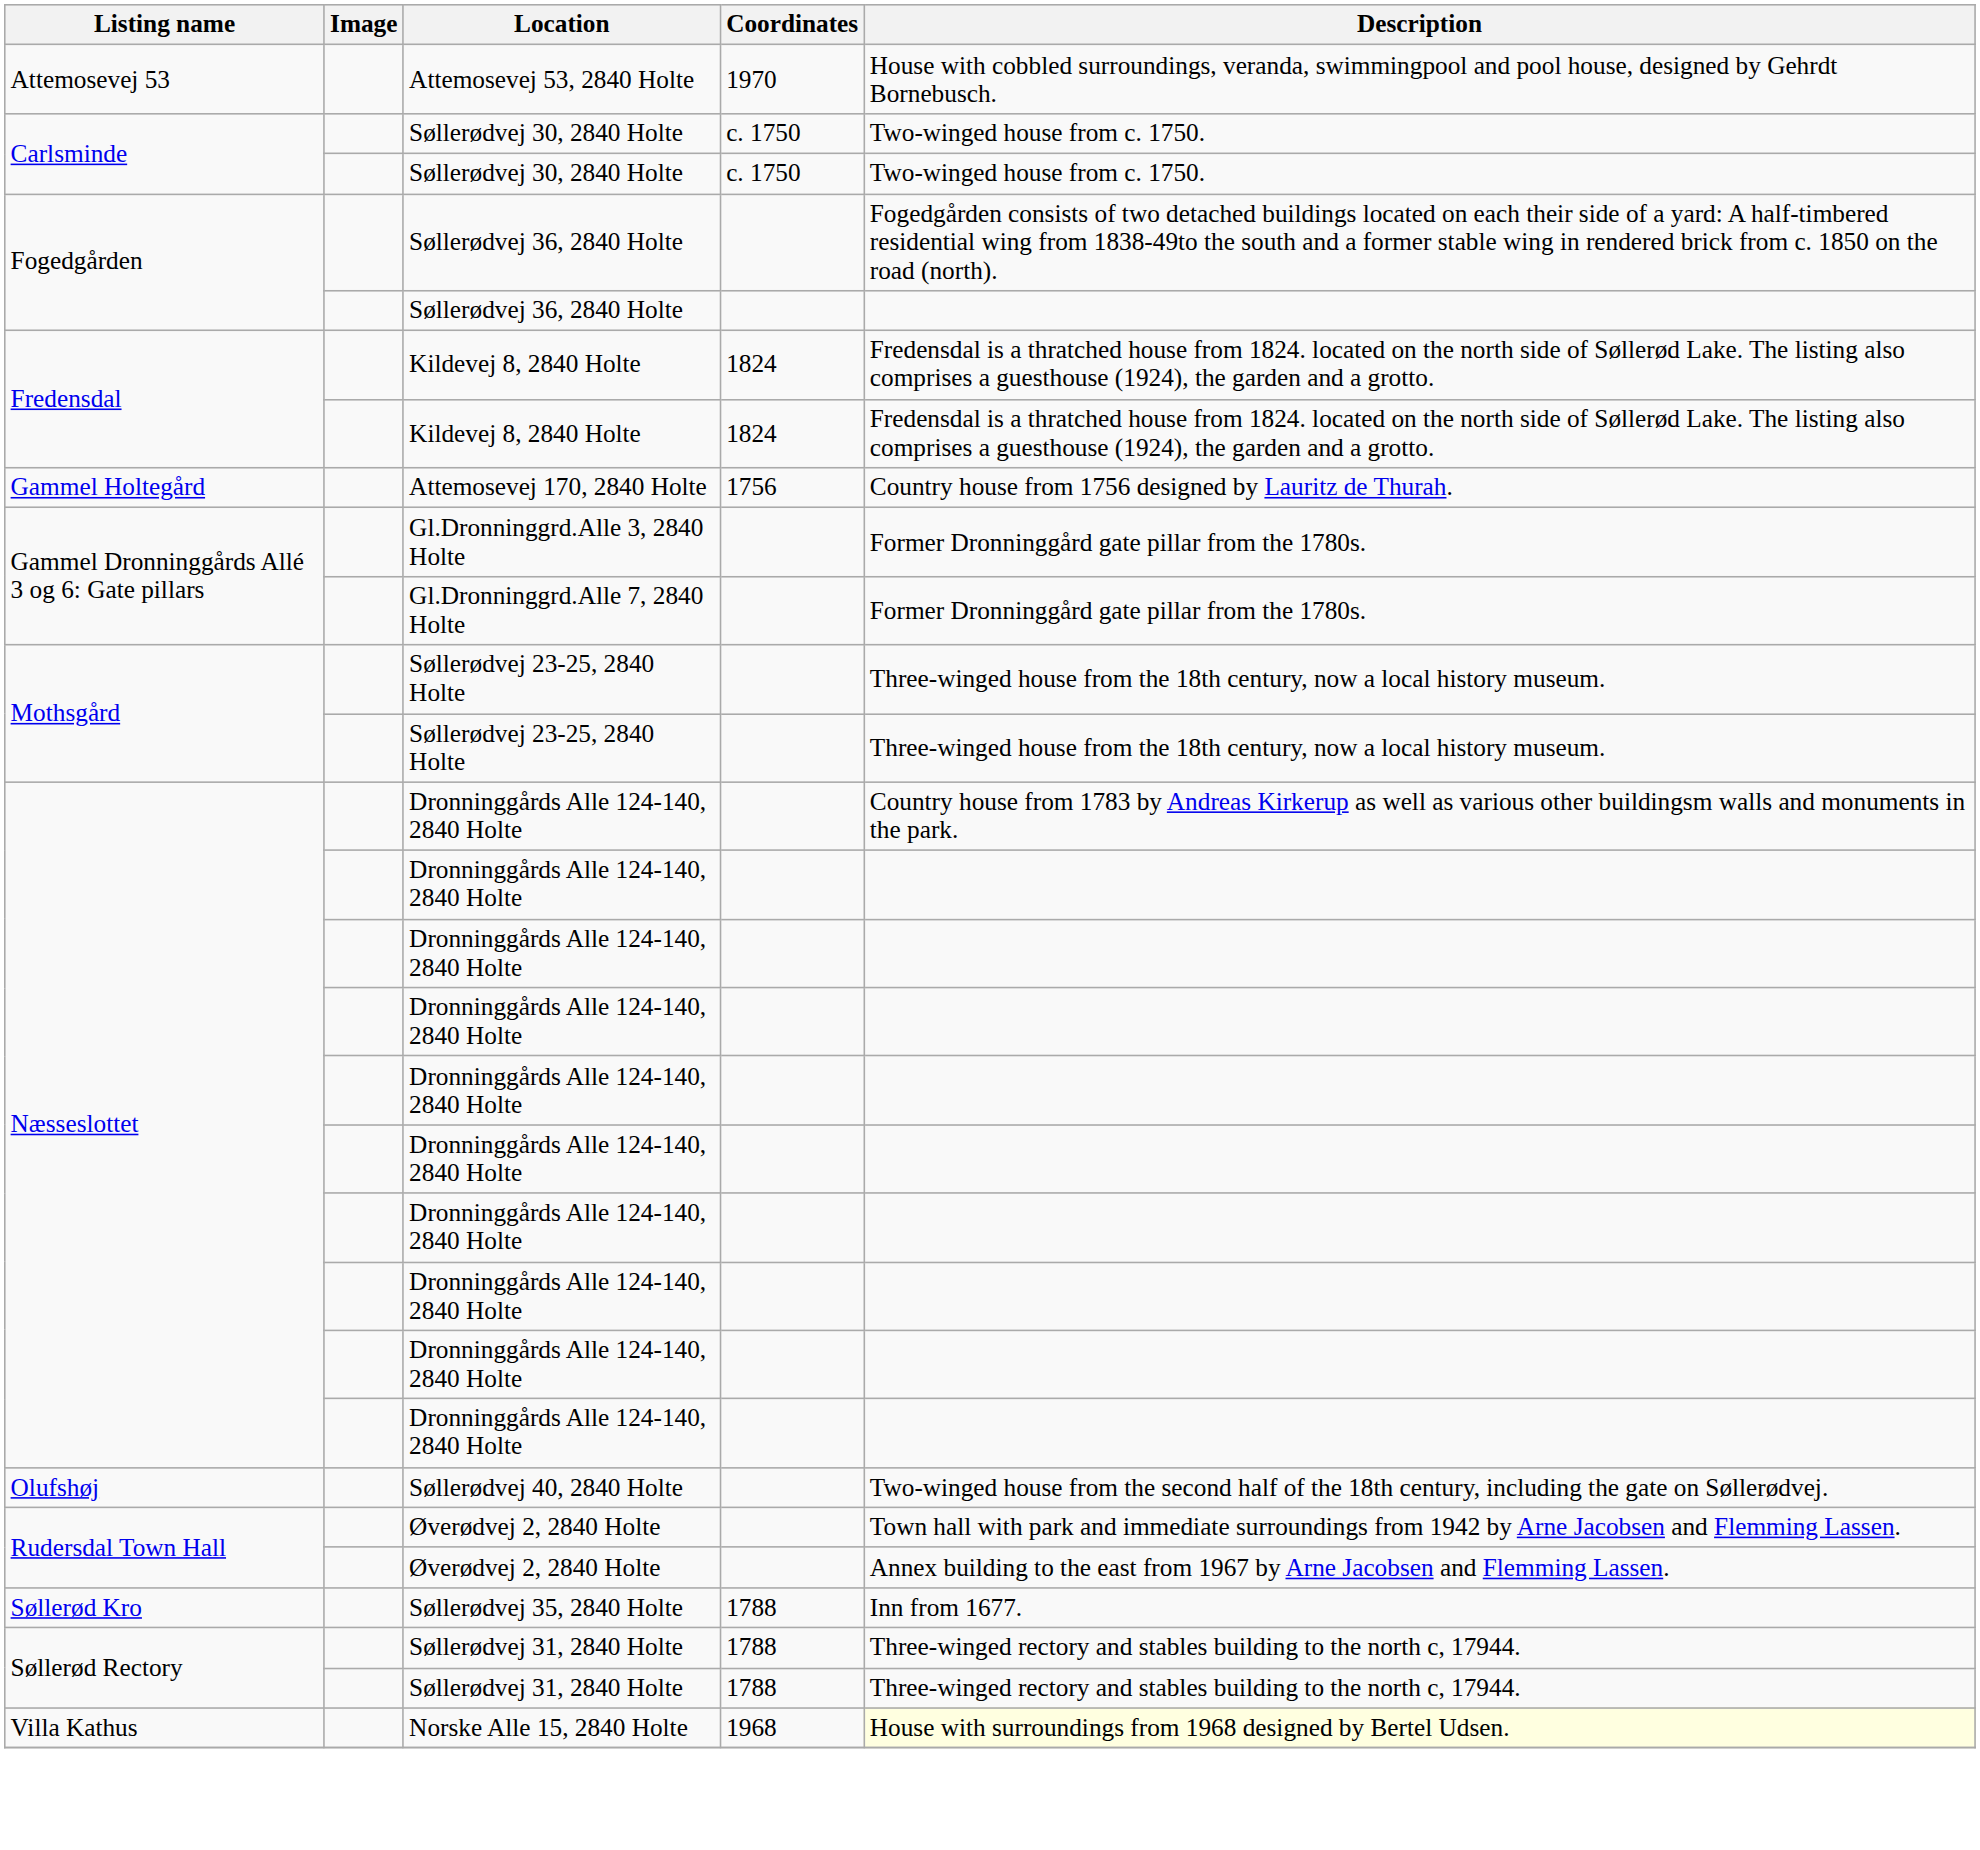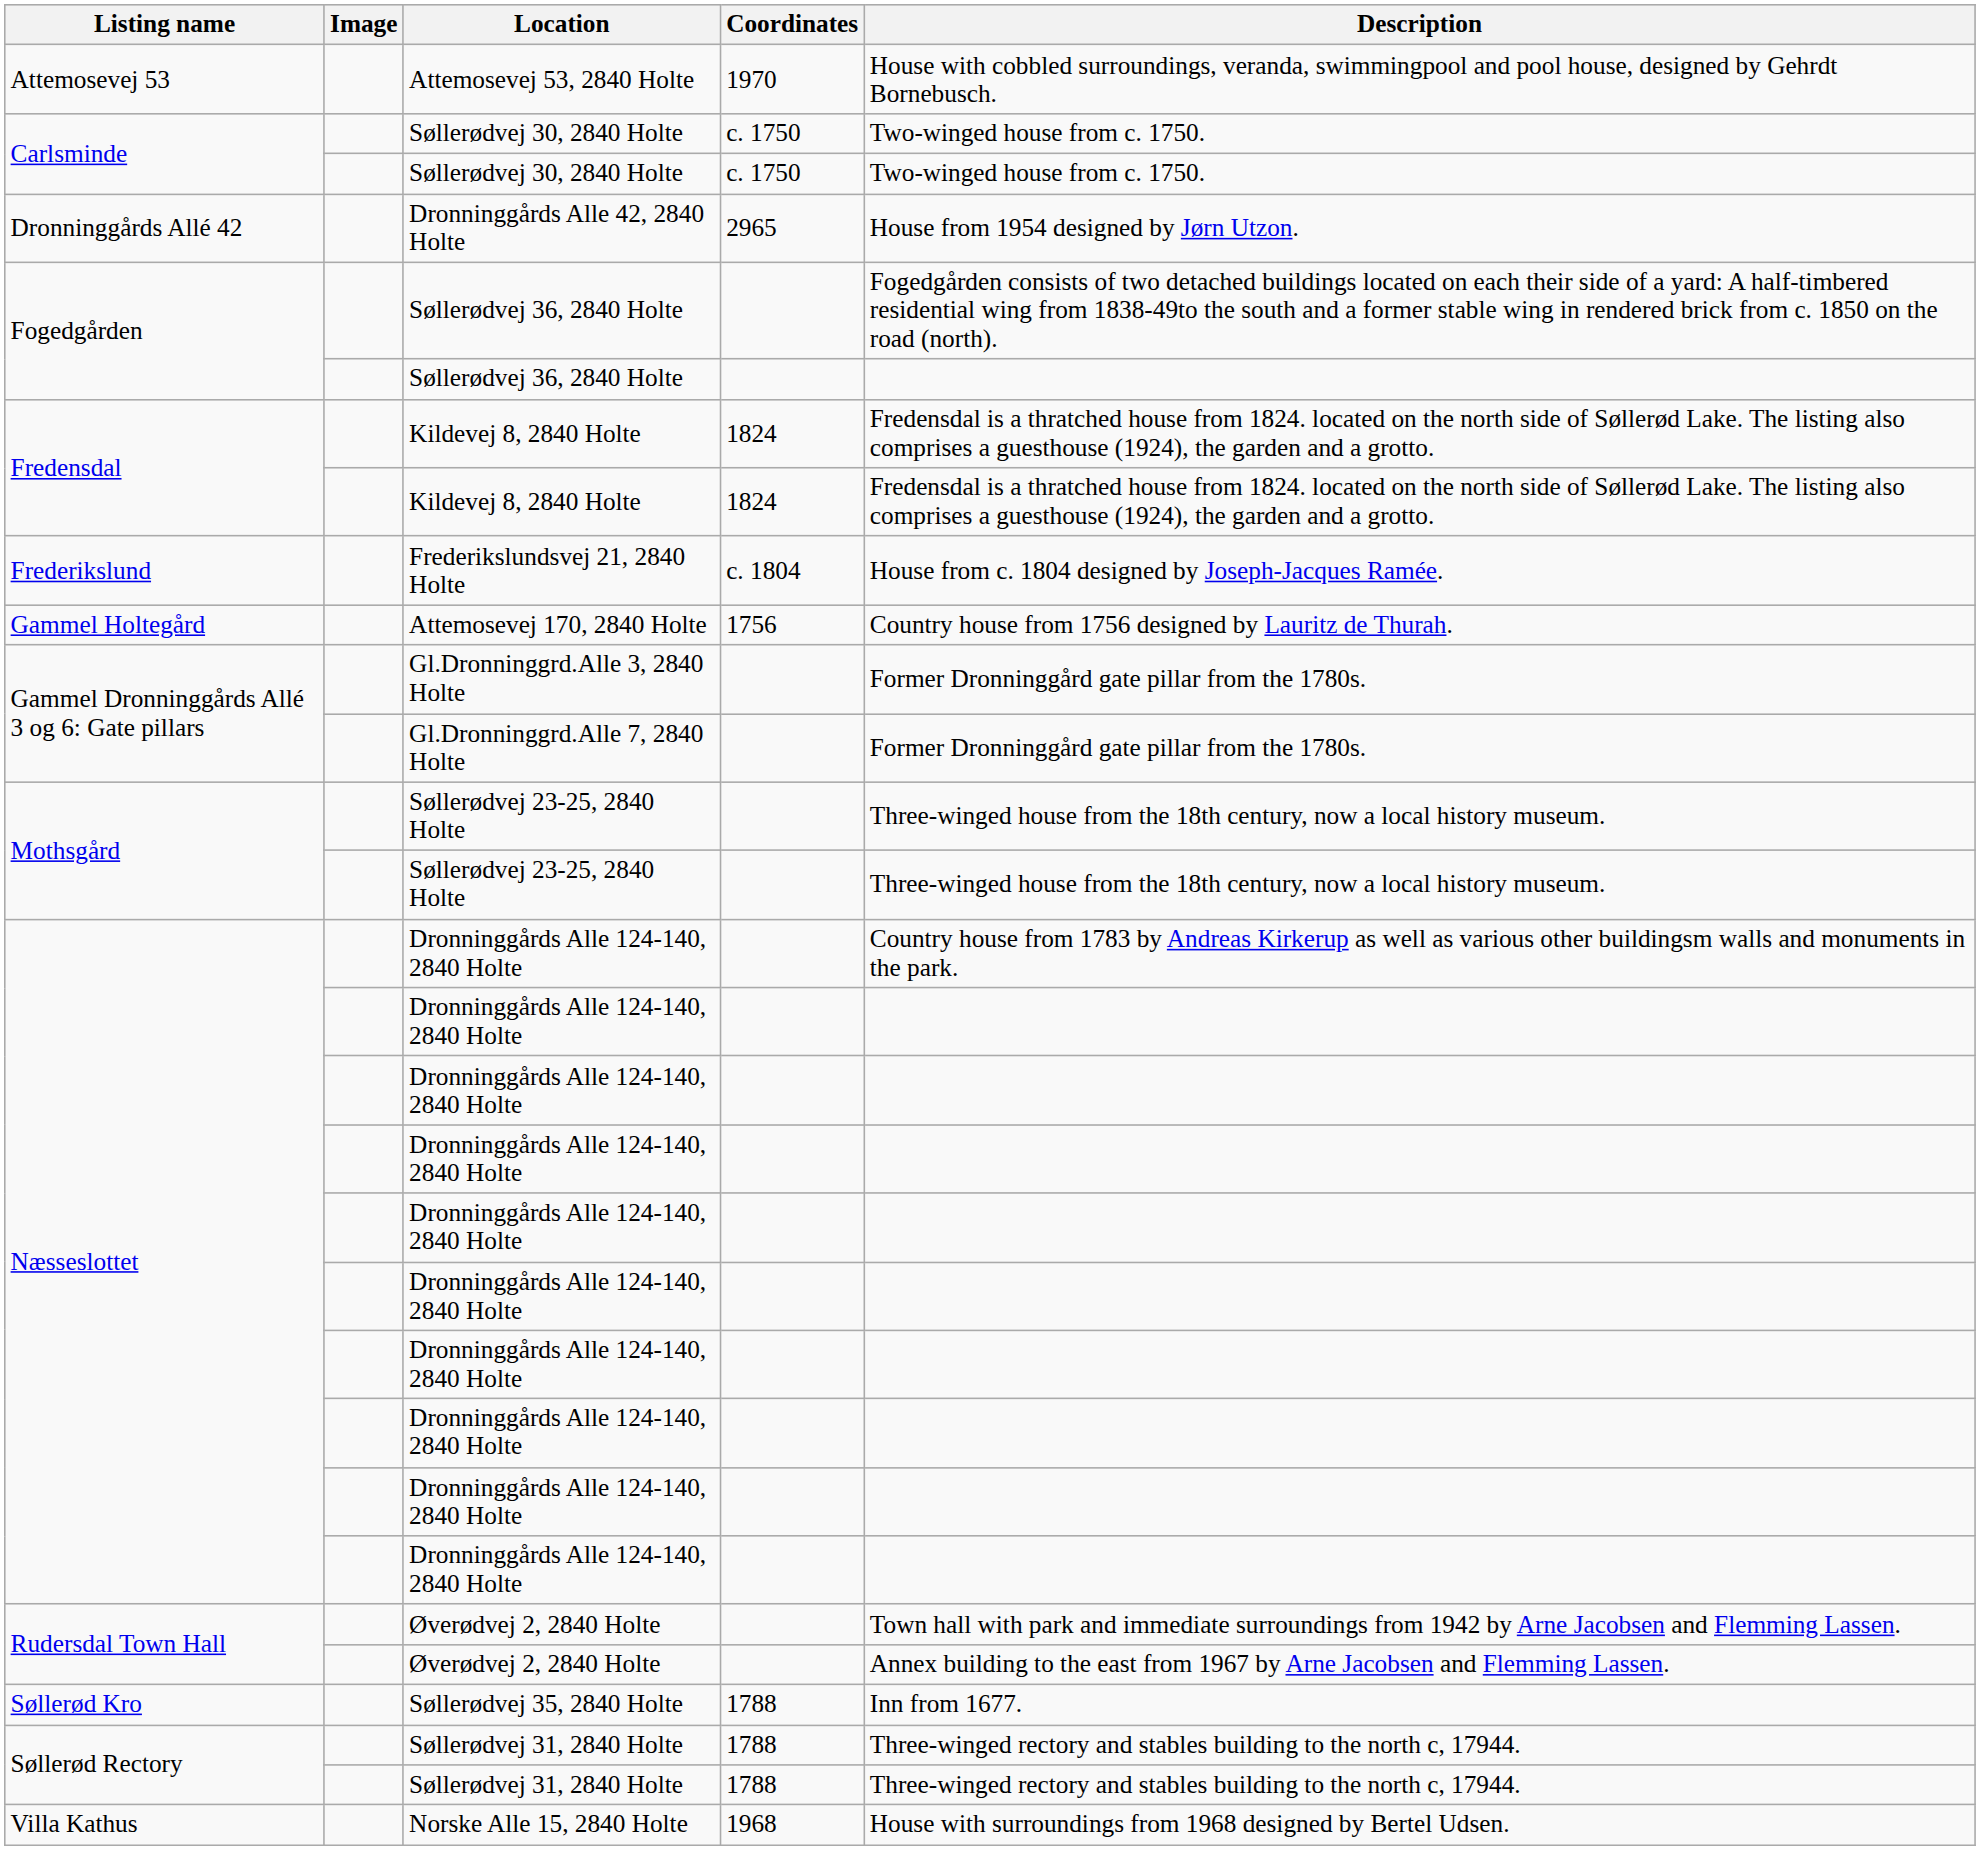+ row: (126, 227)
+ row: (81, 570)
- row: (55, 1487)
(1190, 1727) lightyellow background -> (1190, 1824) no background
